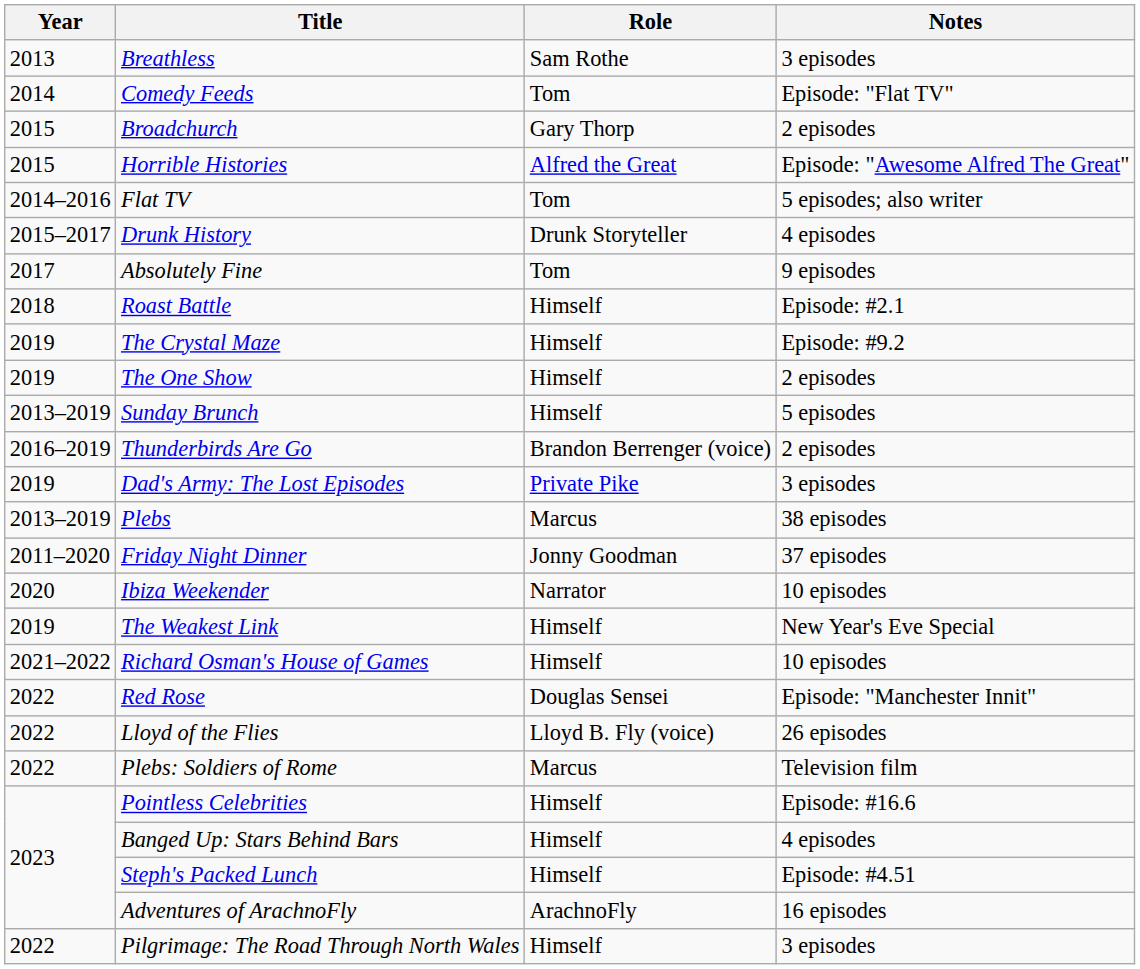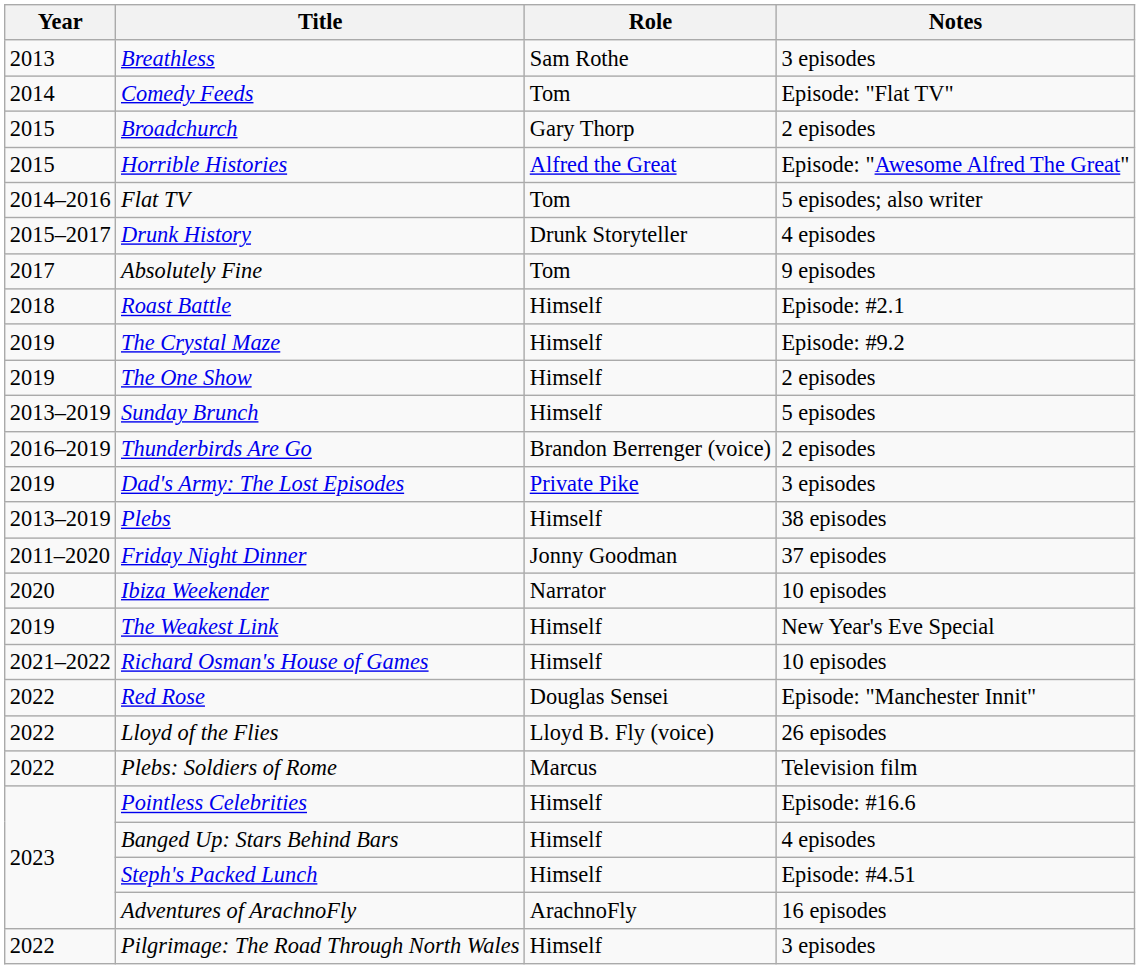(563, 519) Marcus -> (566, 519) Himself
